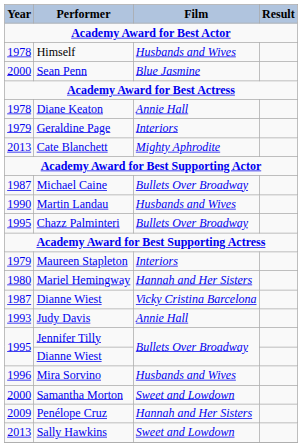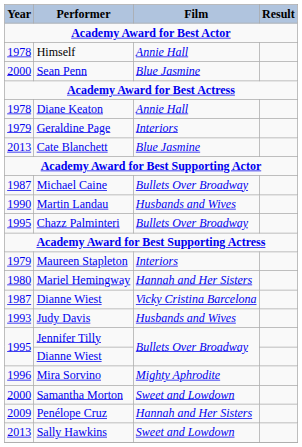(186, 52) Husbands and Wives -> (162, 52) Annie Hall
(178, 147) Mighty Aphrodite -> (168, 147) Blue Jasmine
(162, 318) Annie Hall -> (186, 318) Husbands and Wives
(186, 375) Husbands and Wives -> (178, 375) Mighty Aphrodite
